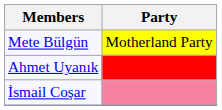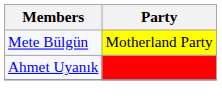- row: (47, 93)
